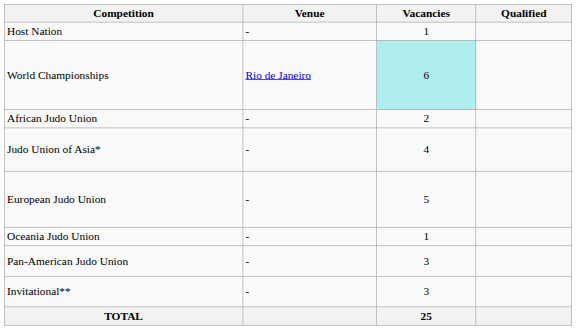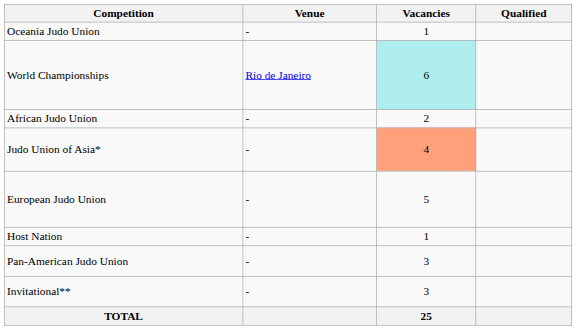rows swapped: (35, 31) <-> (53, 236)
(426, 149) no background -> (426, 149) lightsalmon background
